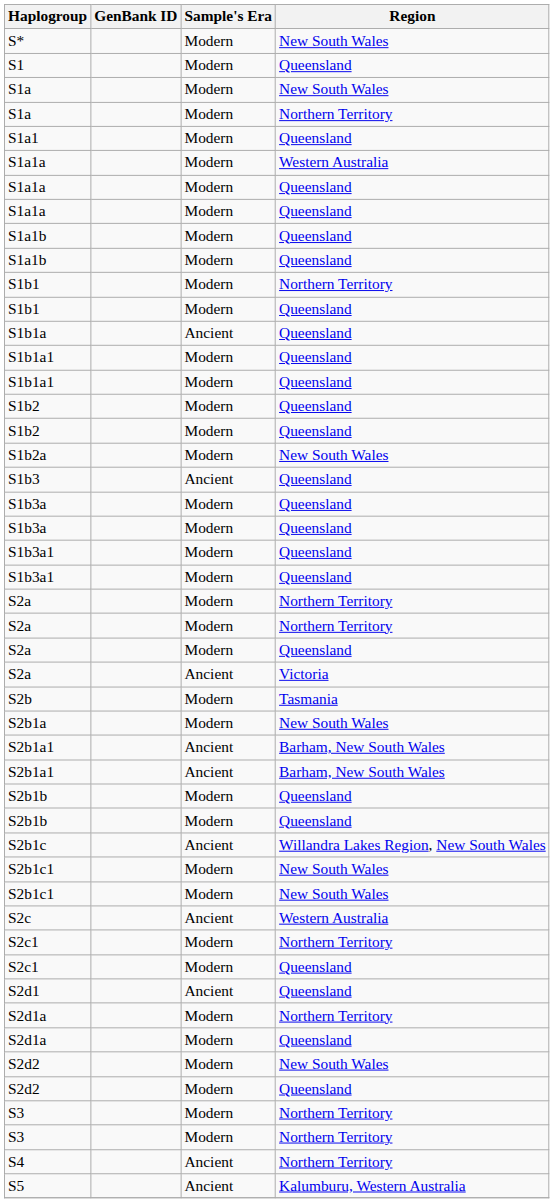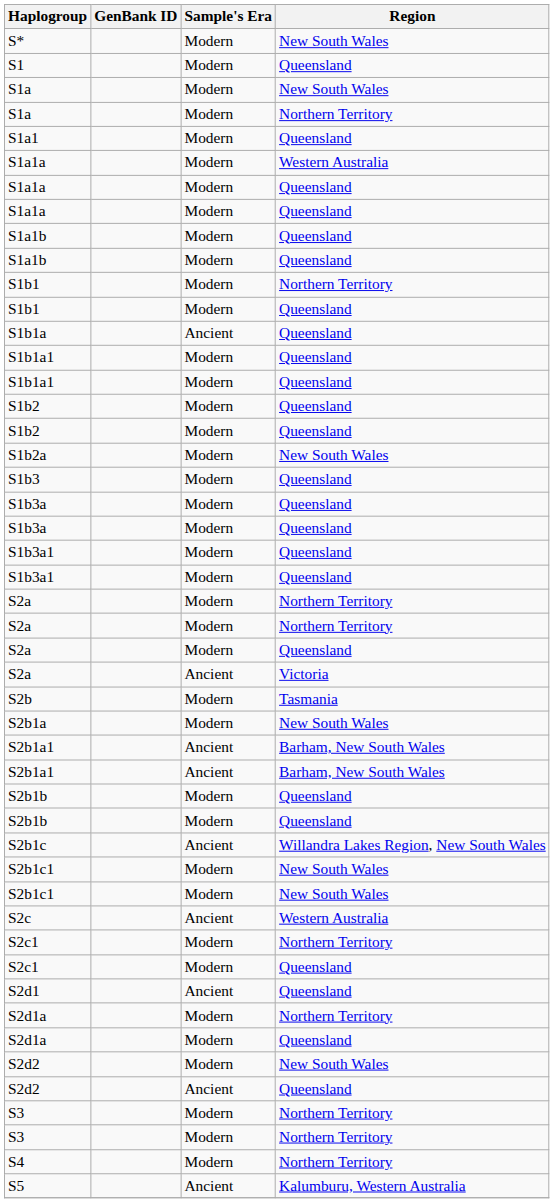(209, 479) Ancient -> (209, 479) Modern
(209, 1088) Modern -> (209, 1088) Ancient
(209, 1161) Ancient -> (209, 1161) Modern
